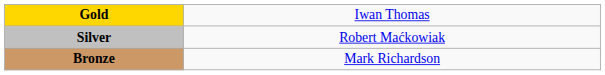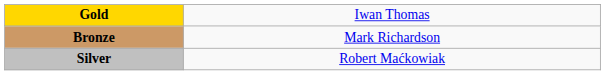rows swapped: (94, 37) <-> (94, 59)
